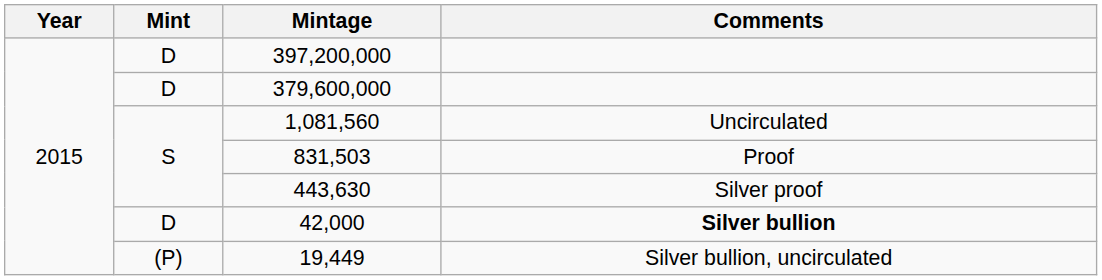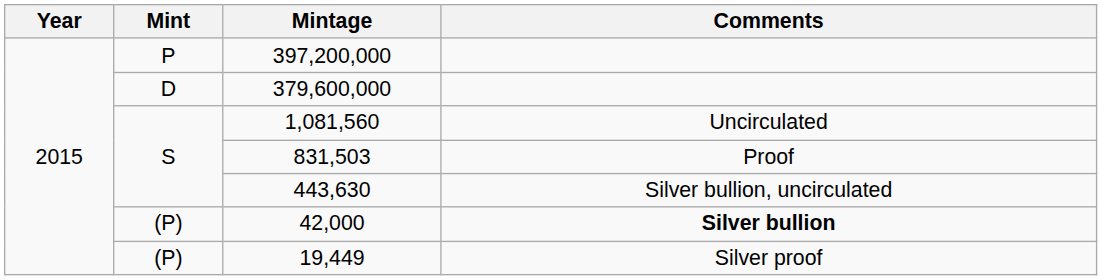(168, 55) D -> (168, 55) P
(769, 190) Silver proof -> (769, 190) Silver bullion, uncirculated
(168, 223) D -> (168, 223) (P)
(769, 257) Silver bullion, uncirculated -> (769, 257) Silver proof
